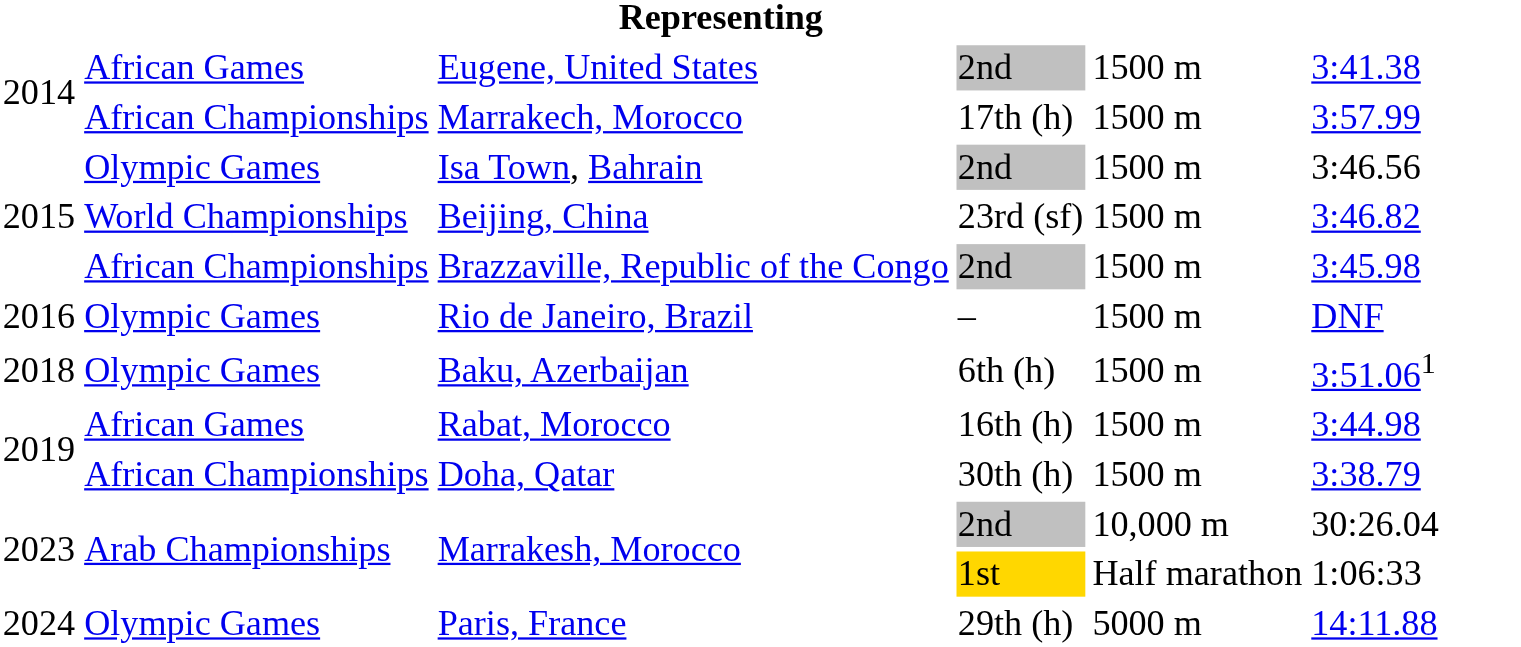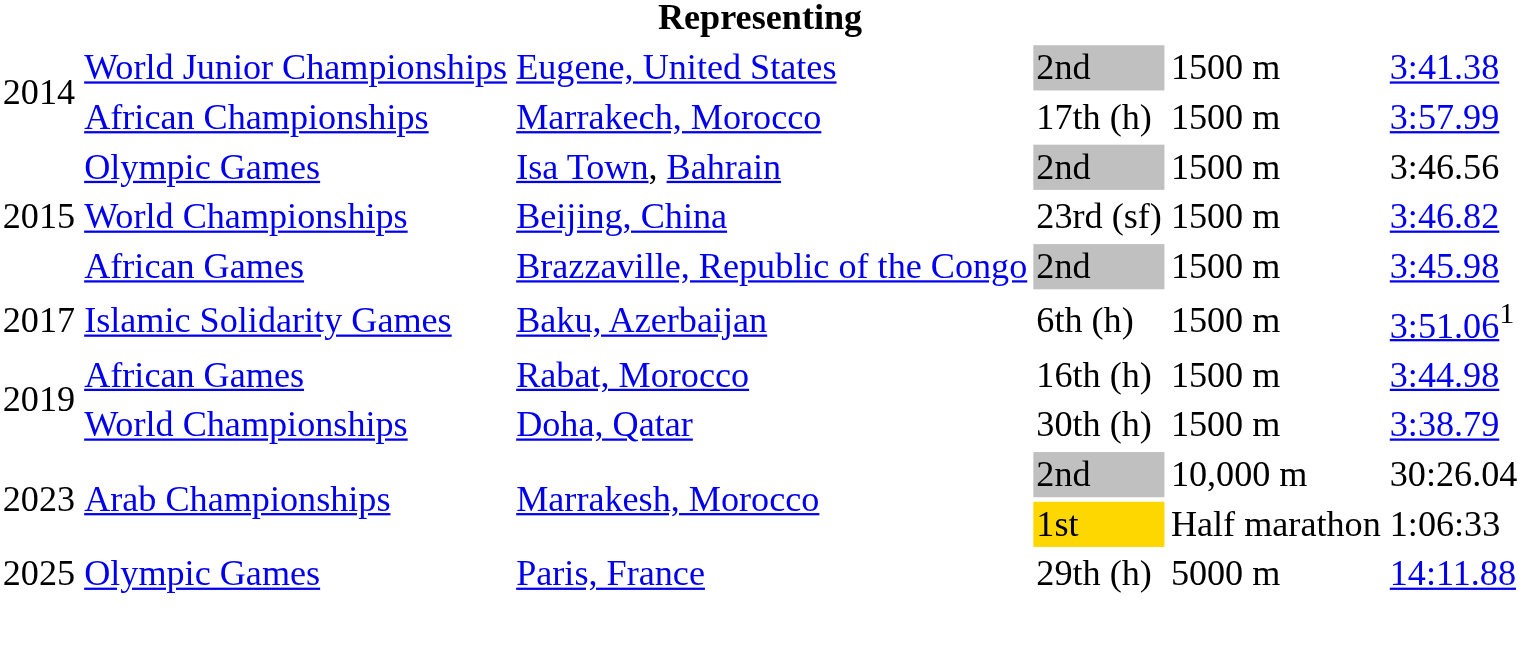(194, 67) African Games -> (296, 67) World Junior Championships
(256, 266) African Championships -> (194, 266) African Games
- row: (595, 315)
(39, 370) 2018 -> (39, 320) 2017
(202, 370) Olympic Games -> (268, 320) Islamic Solidarity Games
(256, 474) African Championships -> (246, 425) World Championships
(39, 623) 2024 -> (39, 574) 2025
